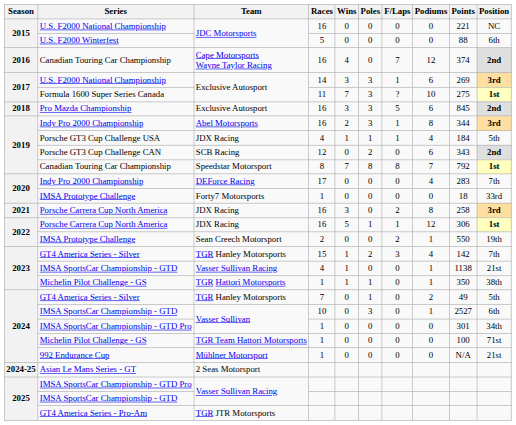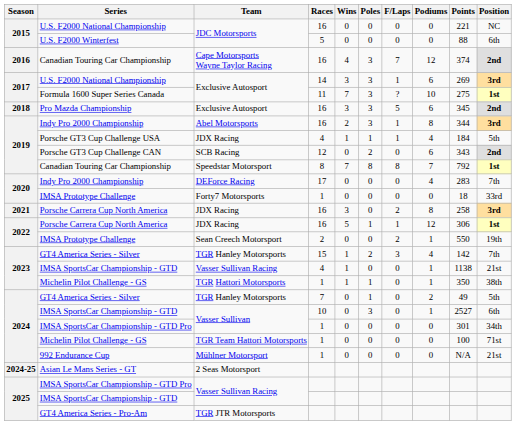(370, 60) 0 -> (370, 60) 3
(463, 109) 845 -> (463, 109) 345
